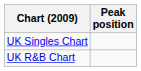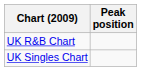rows swapped: (47, 41) <-> (41, 58)
